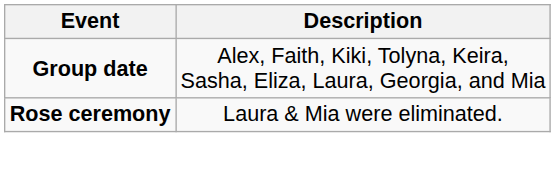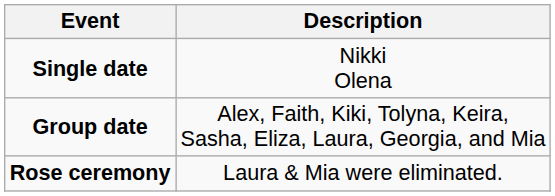+ row: (90, 68)
